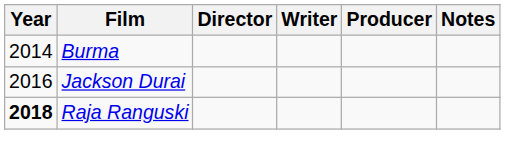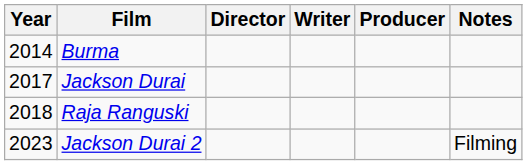(31, 81) 2016 -> (31, 81) 2017
(31, 112) bold -> (31, 112) normal
+ row: (132, 143)
